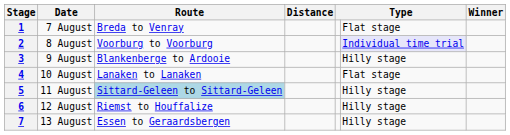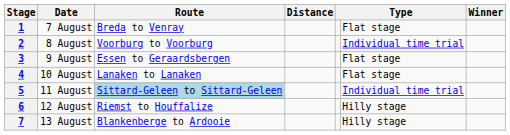(403, 44) lavender background -> (403, 44) no background
(164, 59) Blankenberge to Ardooie -> (164, 59) Essen to Geraardsbergen
(374, 59) Hilly stage -> (371, 59) Flat stage
(374, 91) Hilly stage -> (403, 91) Individual time trial
(164, 122) Essen to Geraardsbergen -> (164, 122) Blankenberge to Ardooie
